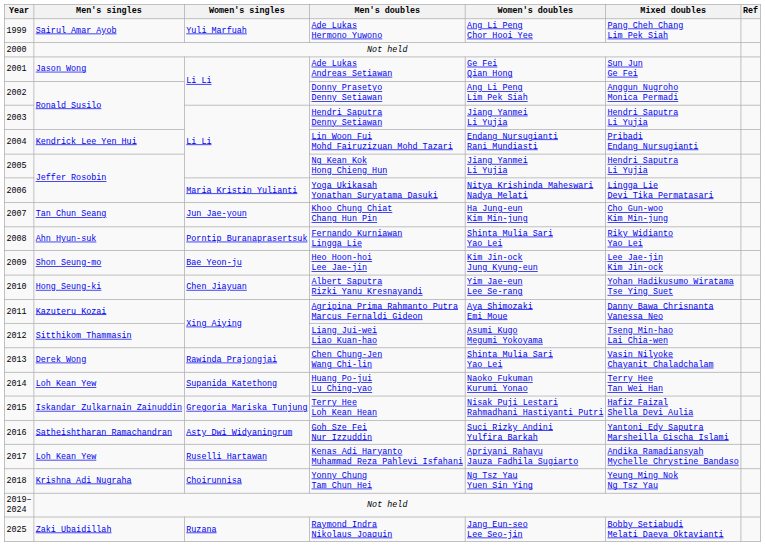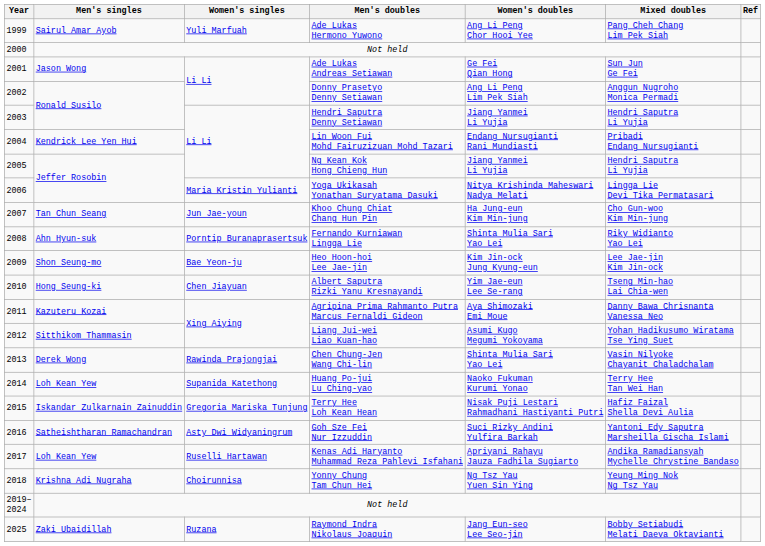(671, 287) Yohan Hadikusumo Wiratama Tse Ying Suet -> (640, 287) Tseng Min-hao Lai Chia-wen
(640, 335) Tseng Min-hao Lai Chia-wen -> (671, 335) Yohan Hadikusumo Wiratama Tse Ying Suet
